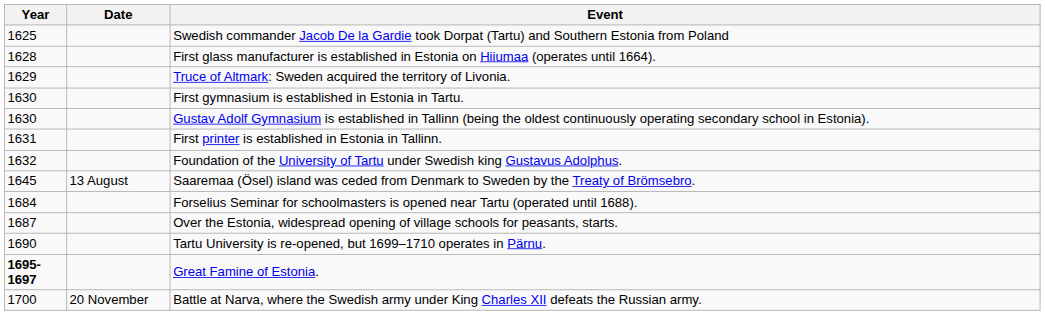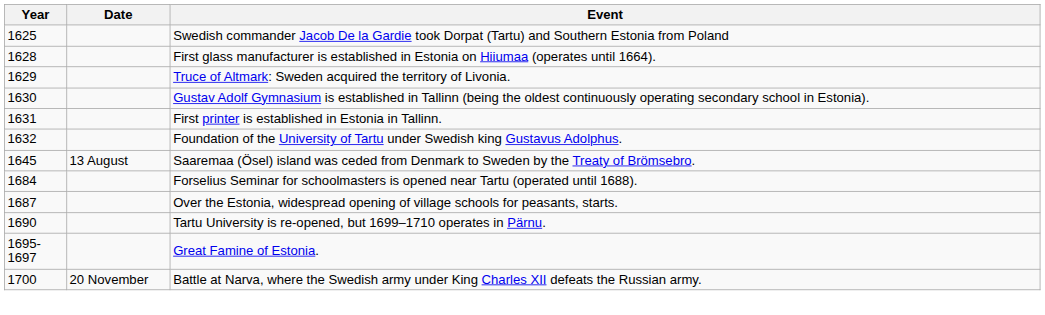- row: (318, 98)
(24, 271) bold -> (24, 251) normal
